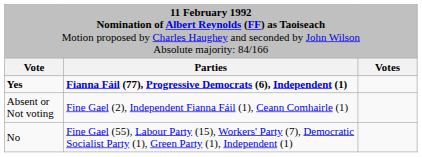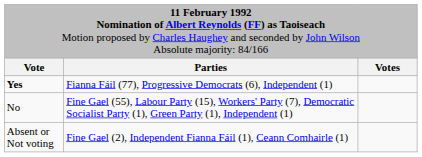(207, 84) bold -> (199, 84) normal
rows swapped: (13, 137) <-> (30, 107)
